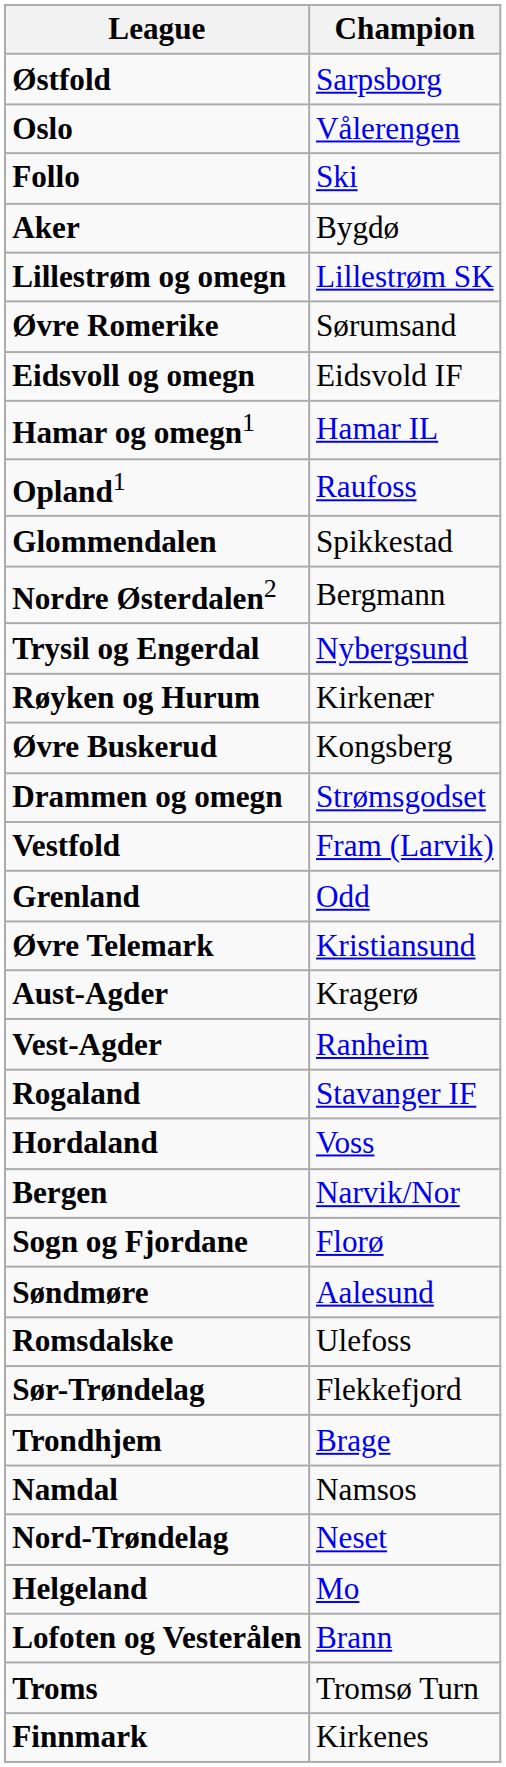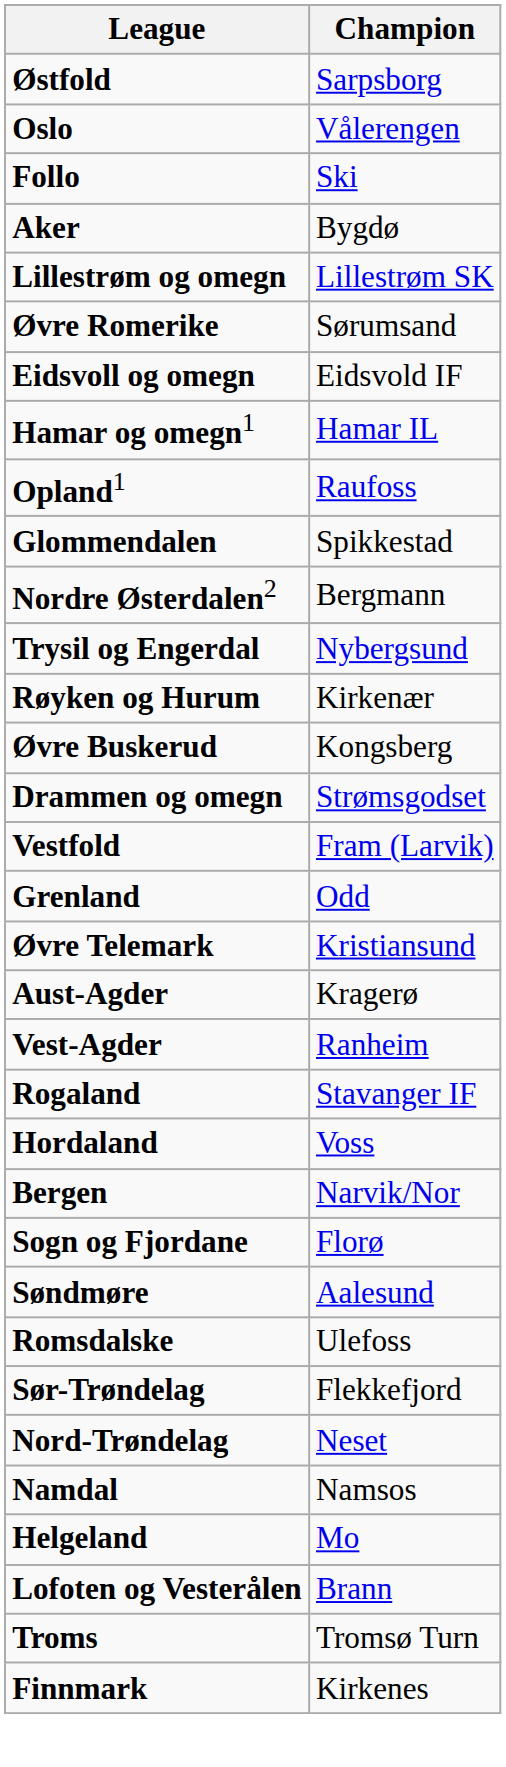- row: (87, 1440)
rows swapped: (120, 1538) <-> (65, 1489)
